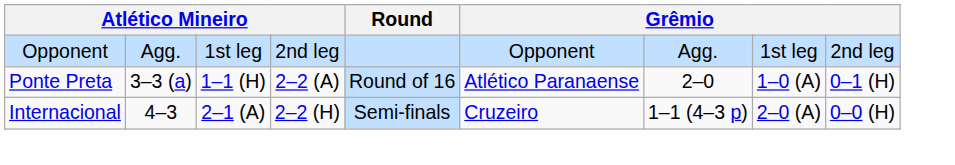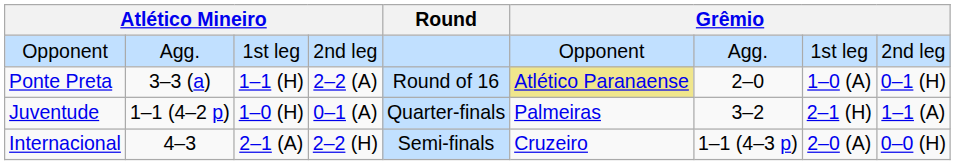(552, 81) no background -> (602, 81) khaki background
+ row: (54, 112)
